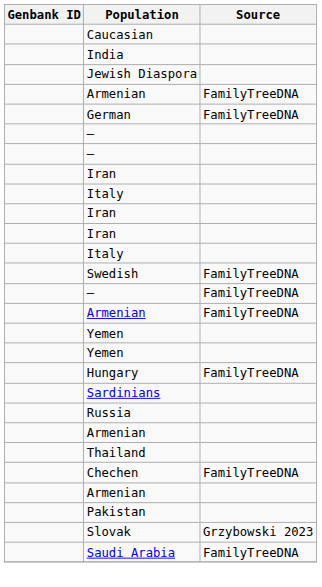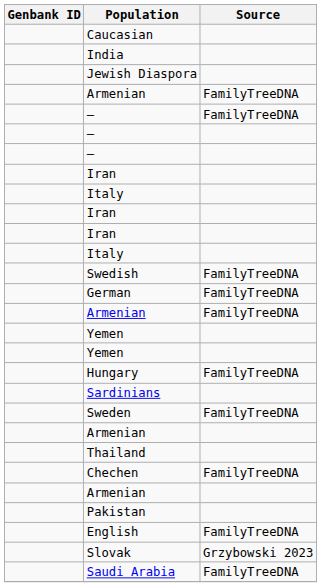rows swapped: (90, 293) <-> (109, 114)
- row: (109, 413)
+ row: (109, 413)
+ row: (113, 532)
